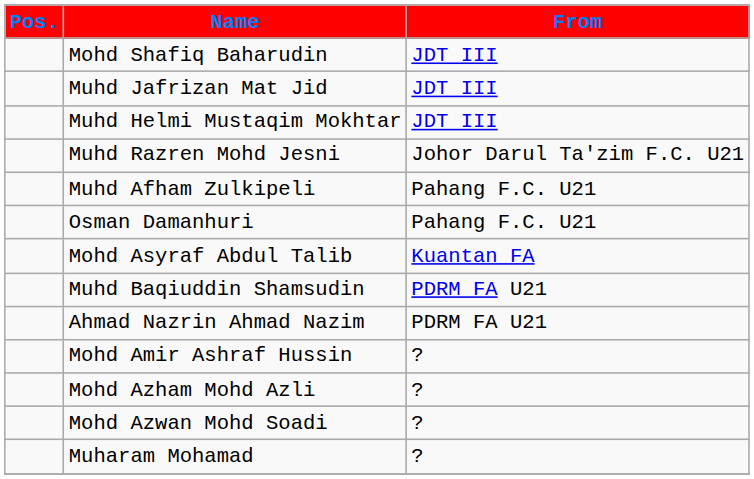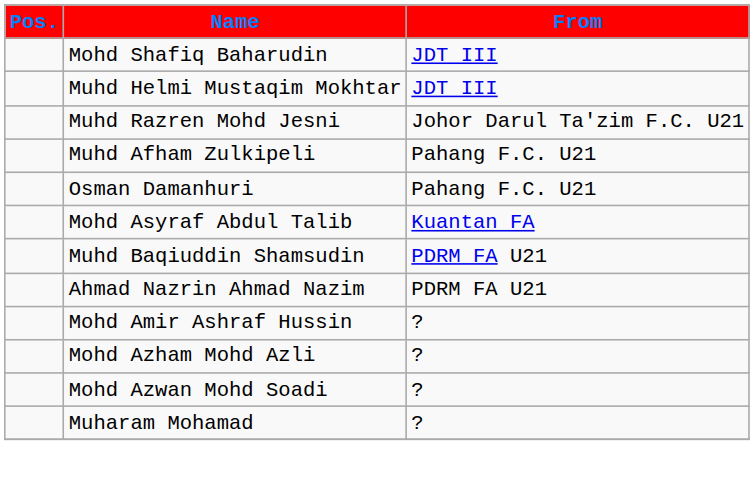- row: (198, 88)
